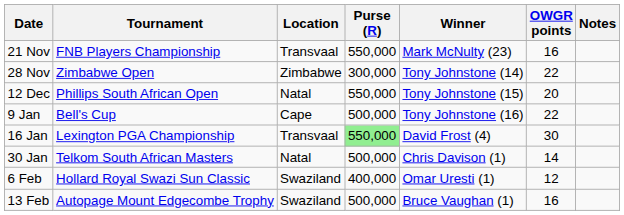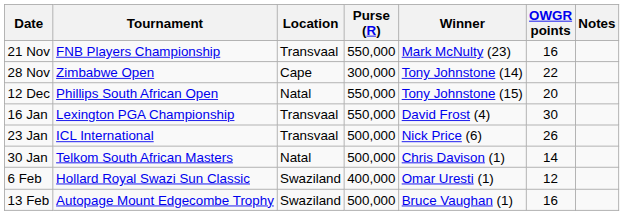(311, 73) Zimbabwe -> (296, 73) Cape
- row: (24, 115)
(372, 136) lightgreen background -> (371, 115) no background
+ row: (28, 136)
